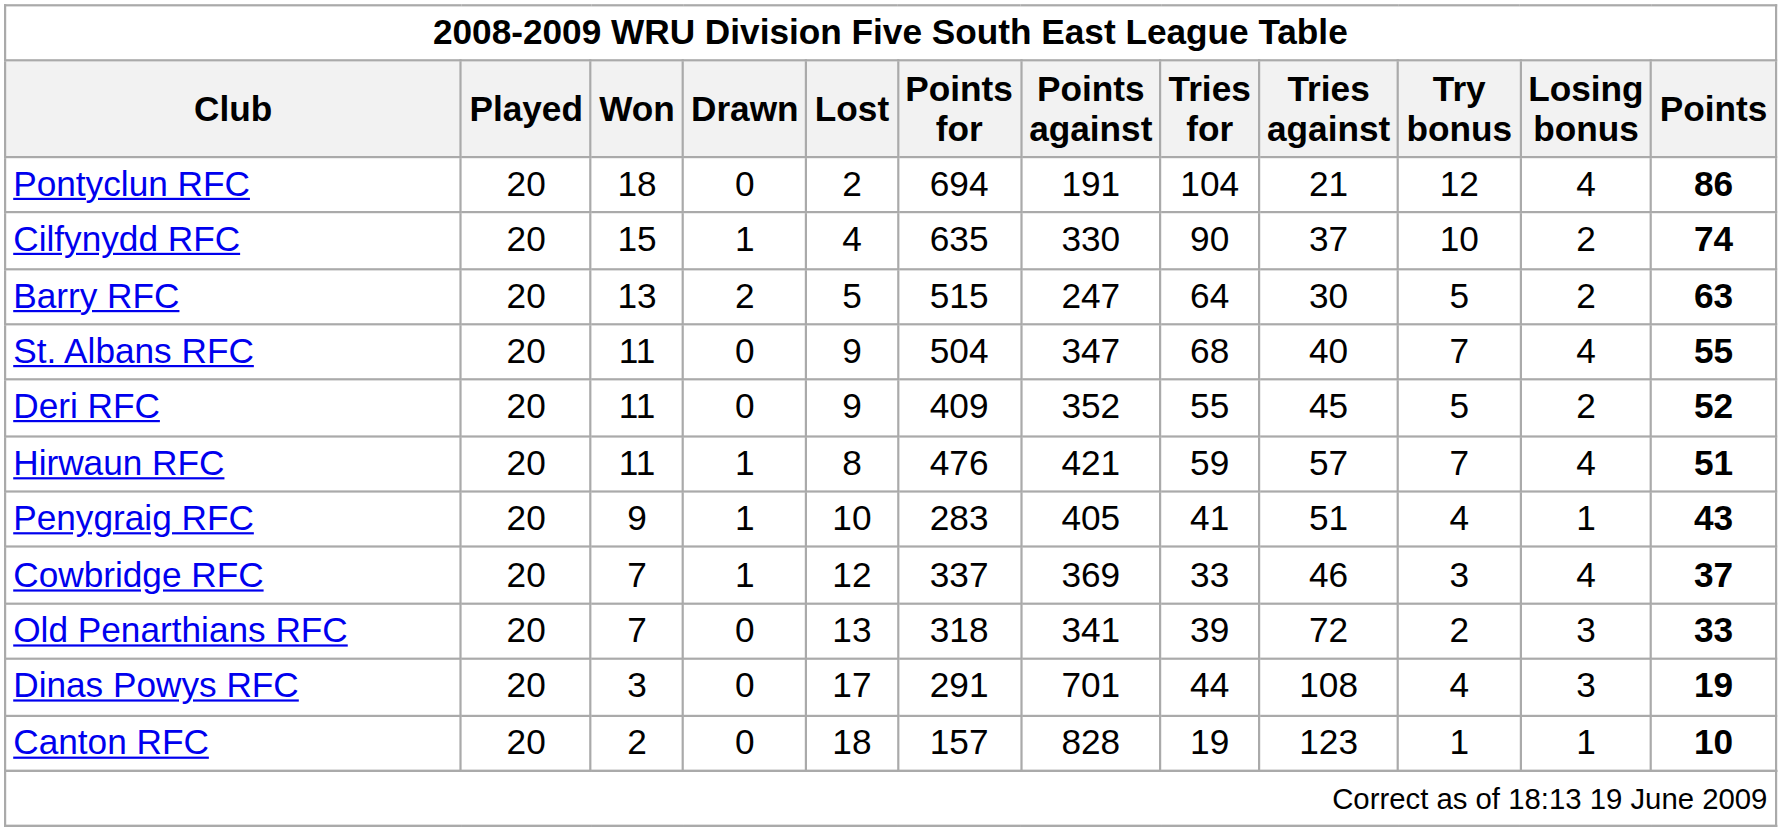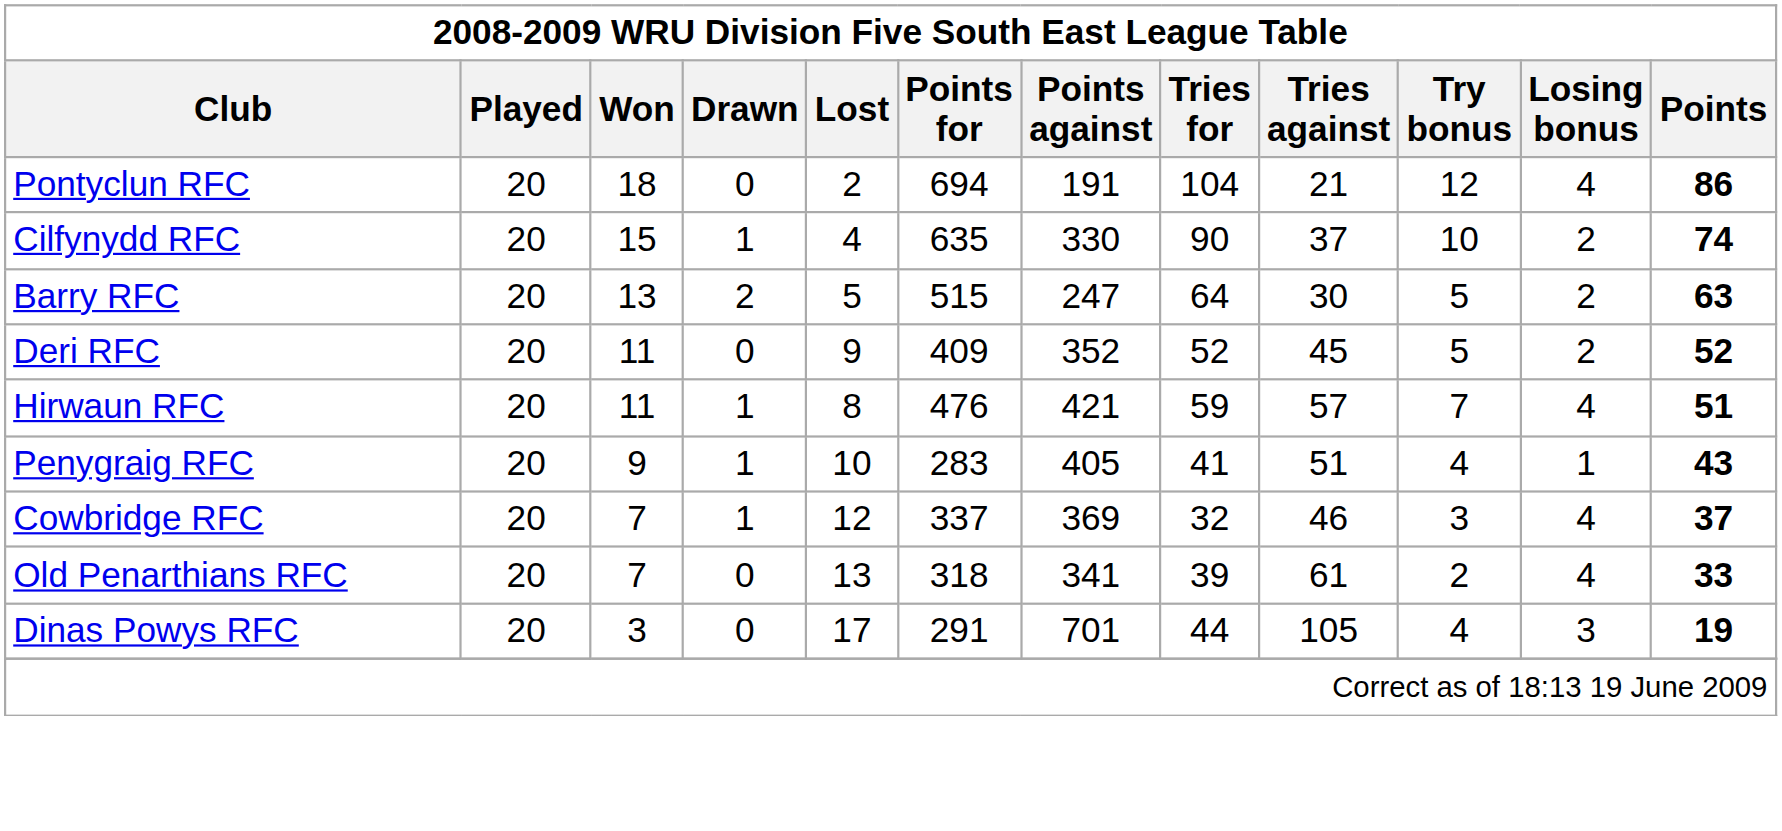- row: (134, 351)
(1210, 407) 55 -> (1210, 351) 52
(1210, 574) 33 -> (1210, 518) 32
(1329, 630) 72 -> (1329, 574) 61
(1586, 630) 3 -> (1586, 574) 4
(1329, 686) 108 -> (1329, 630) 105
- row: (111, 742)
